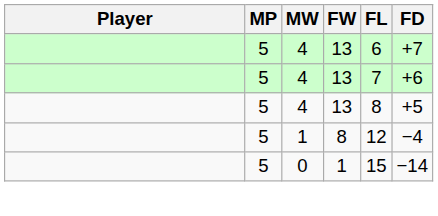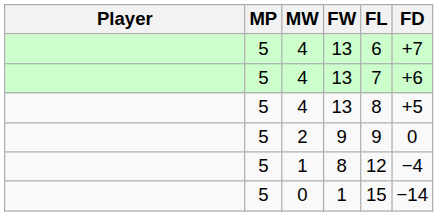+ row: (302, 136)
